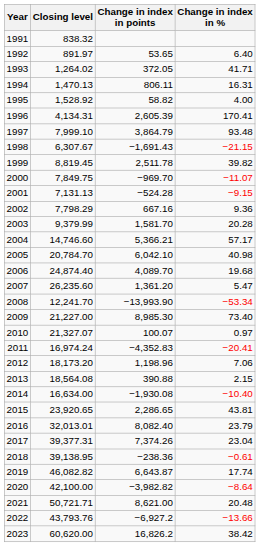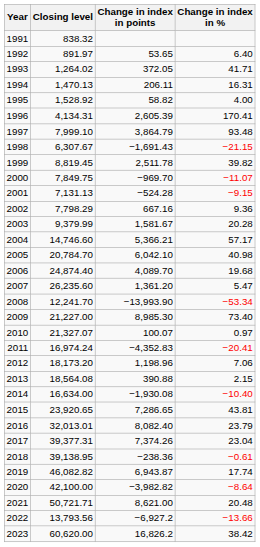(158, 85) 806.11 -> (158, 85) 206.11
(154, 224) 1,581.70 -> (154, 224) 1,581.67
(154, 410) 2,286.65 -> (154, 410) 7,286.65
(154, 472) 6,643.87 -> (154, 472) 6,943.87
(71, 518) 43,793.76 -> (71, 518) 13,793.56
